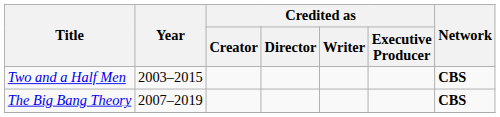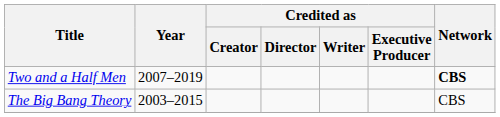(170, 77) 2003–2015 -> (170, 77) 2007–2019
(170, 100) 2007–2019 -> (170, 100) 2003–2015
(452, 100) bold -> (452, 100) normal
